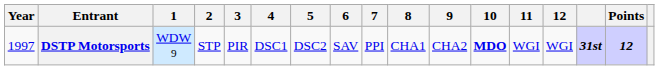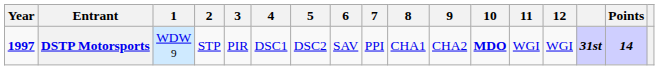(21, 45) normal -> (21, 45) bold
(626, 45) 12 -> (626, 45) 14
